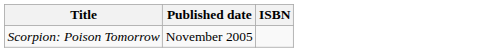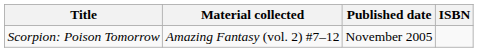+ column: (253, 15)
